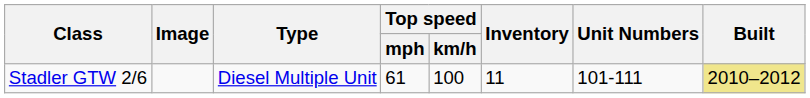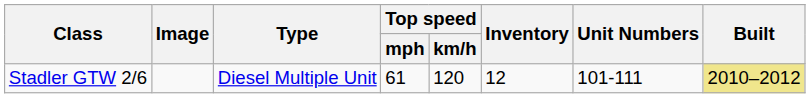(449, 78) 100 -> (449, 78) 120
(495, 78) 11 -> (496, 78) 12
